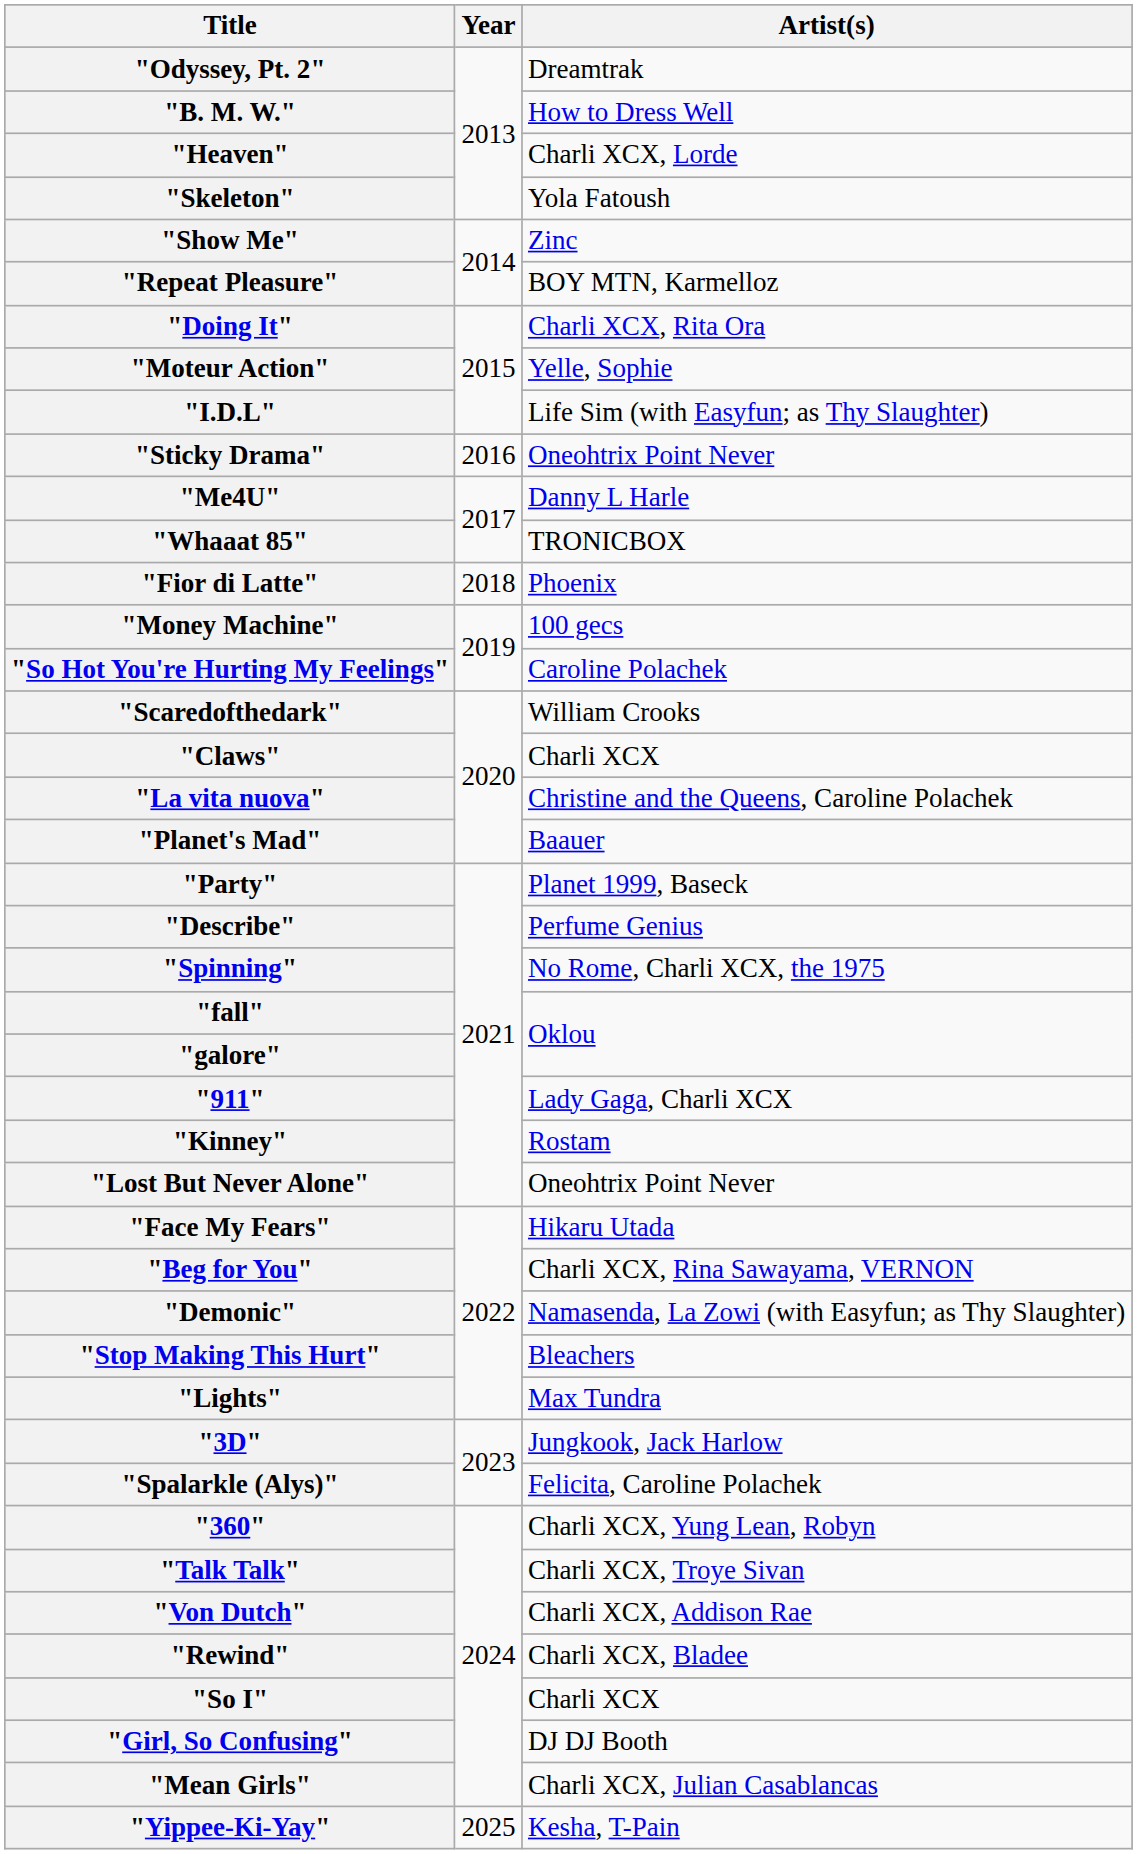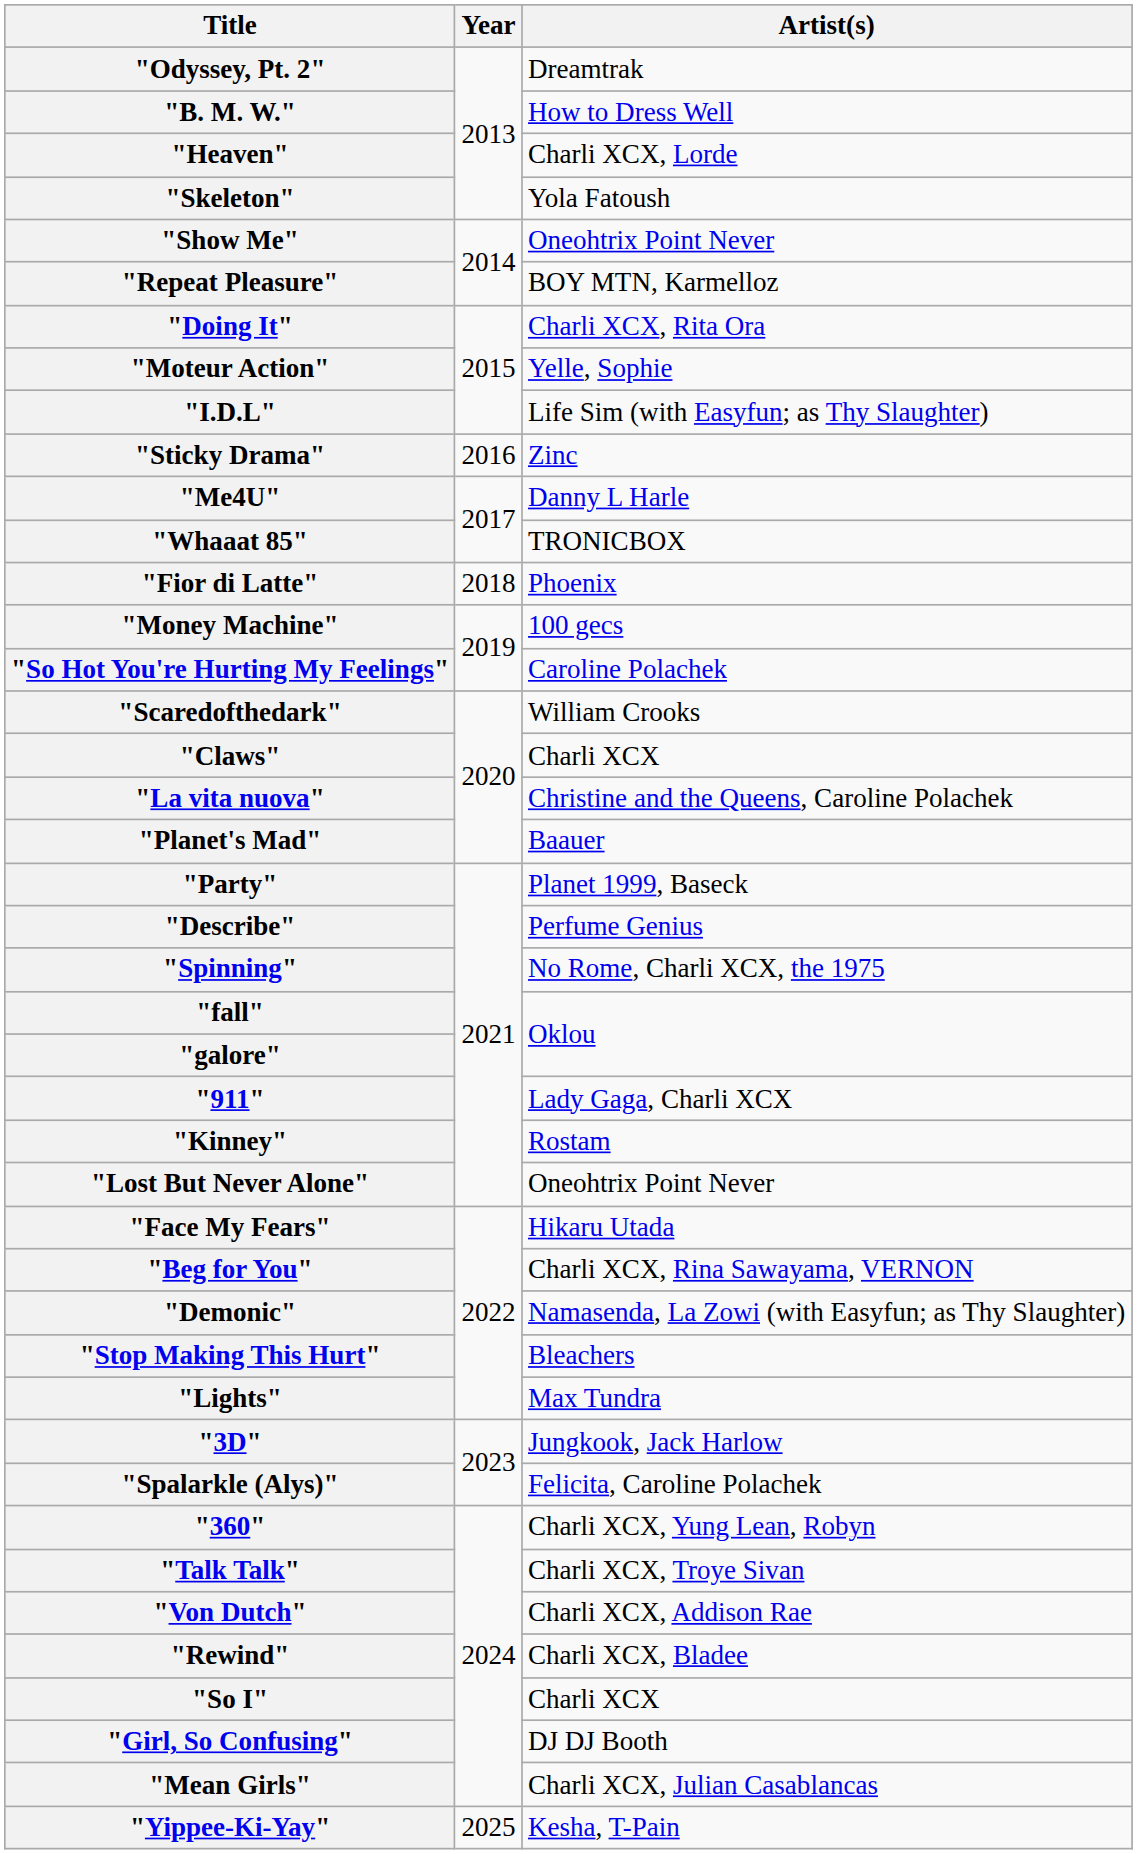(553, 240) Zinc -> (651, 240) Oneohtrix Point Never
(651, 454) Oneohtrix Point Never -> (553, 454) Zinc
